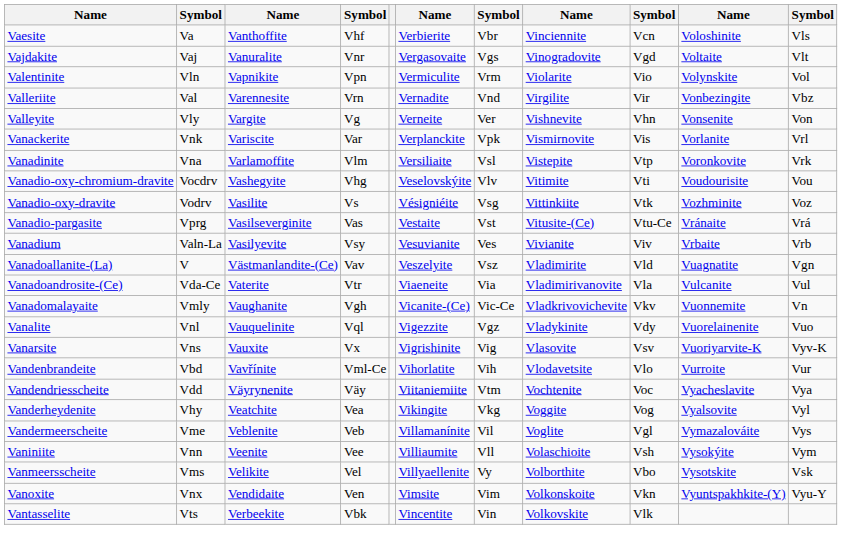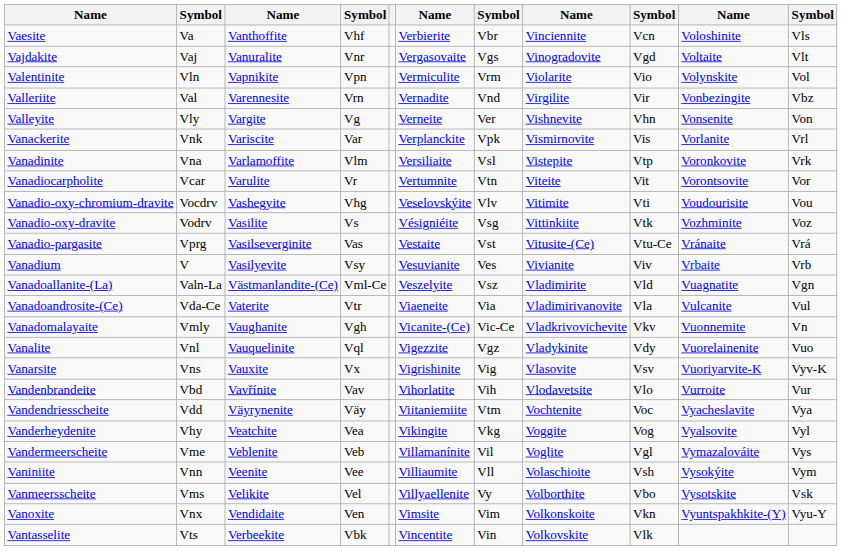+ row: (55, 181)
(201, 243) Valn-La -> (184, 264) V
(184, 264) V -> (201, 285) Valn-La
(354, 264) Vav -> (365, 285) Vml-Ce
(365, 368) Vml-Ce -> (354, 389) Vav
